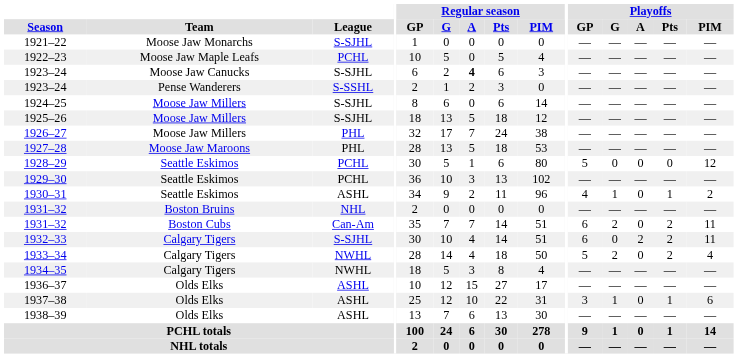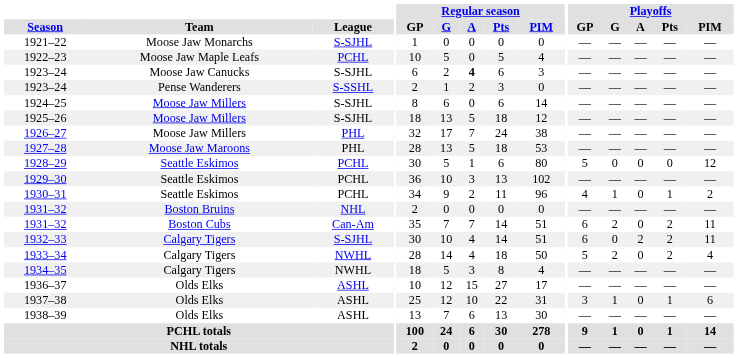(353, 194) ASHL -> (353, 194) PCHL
